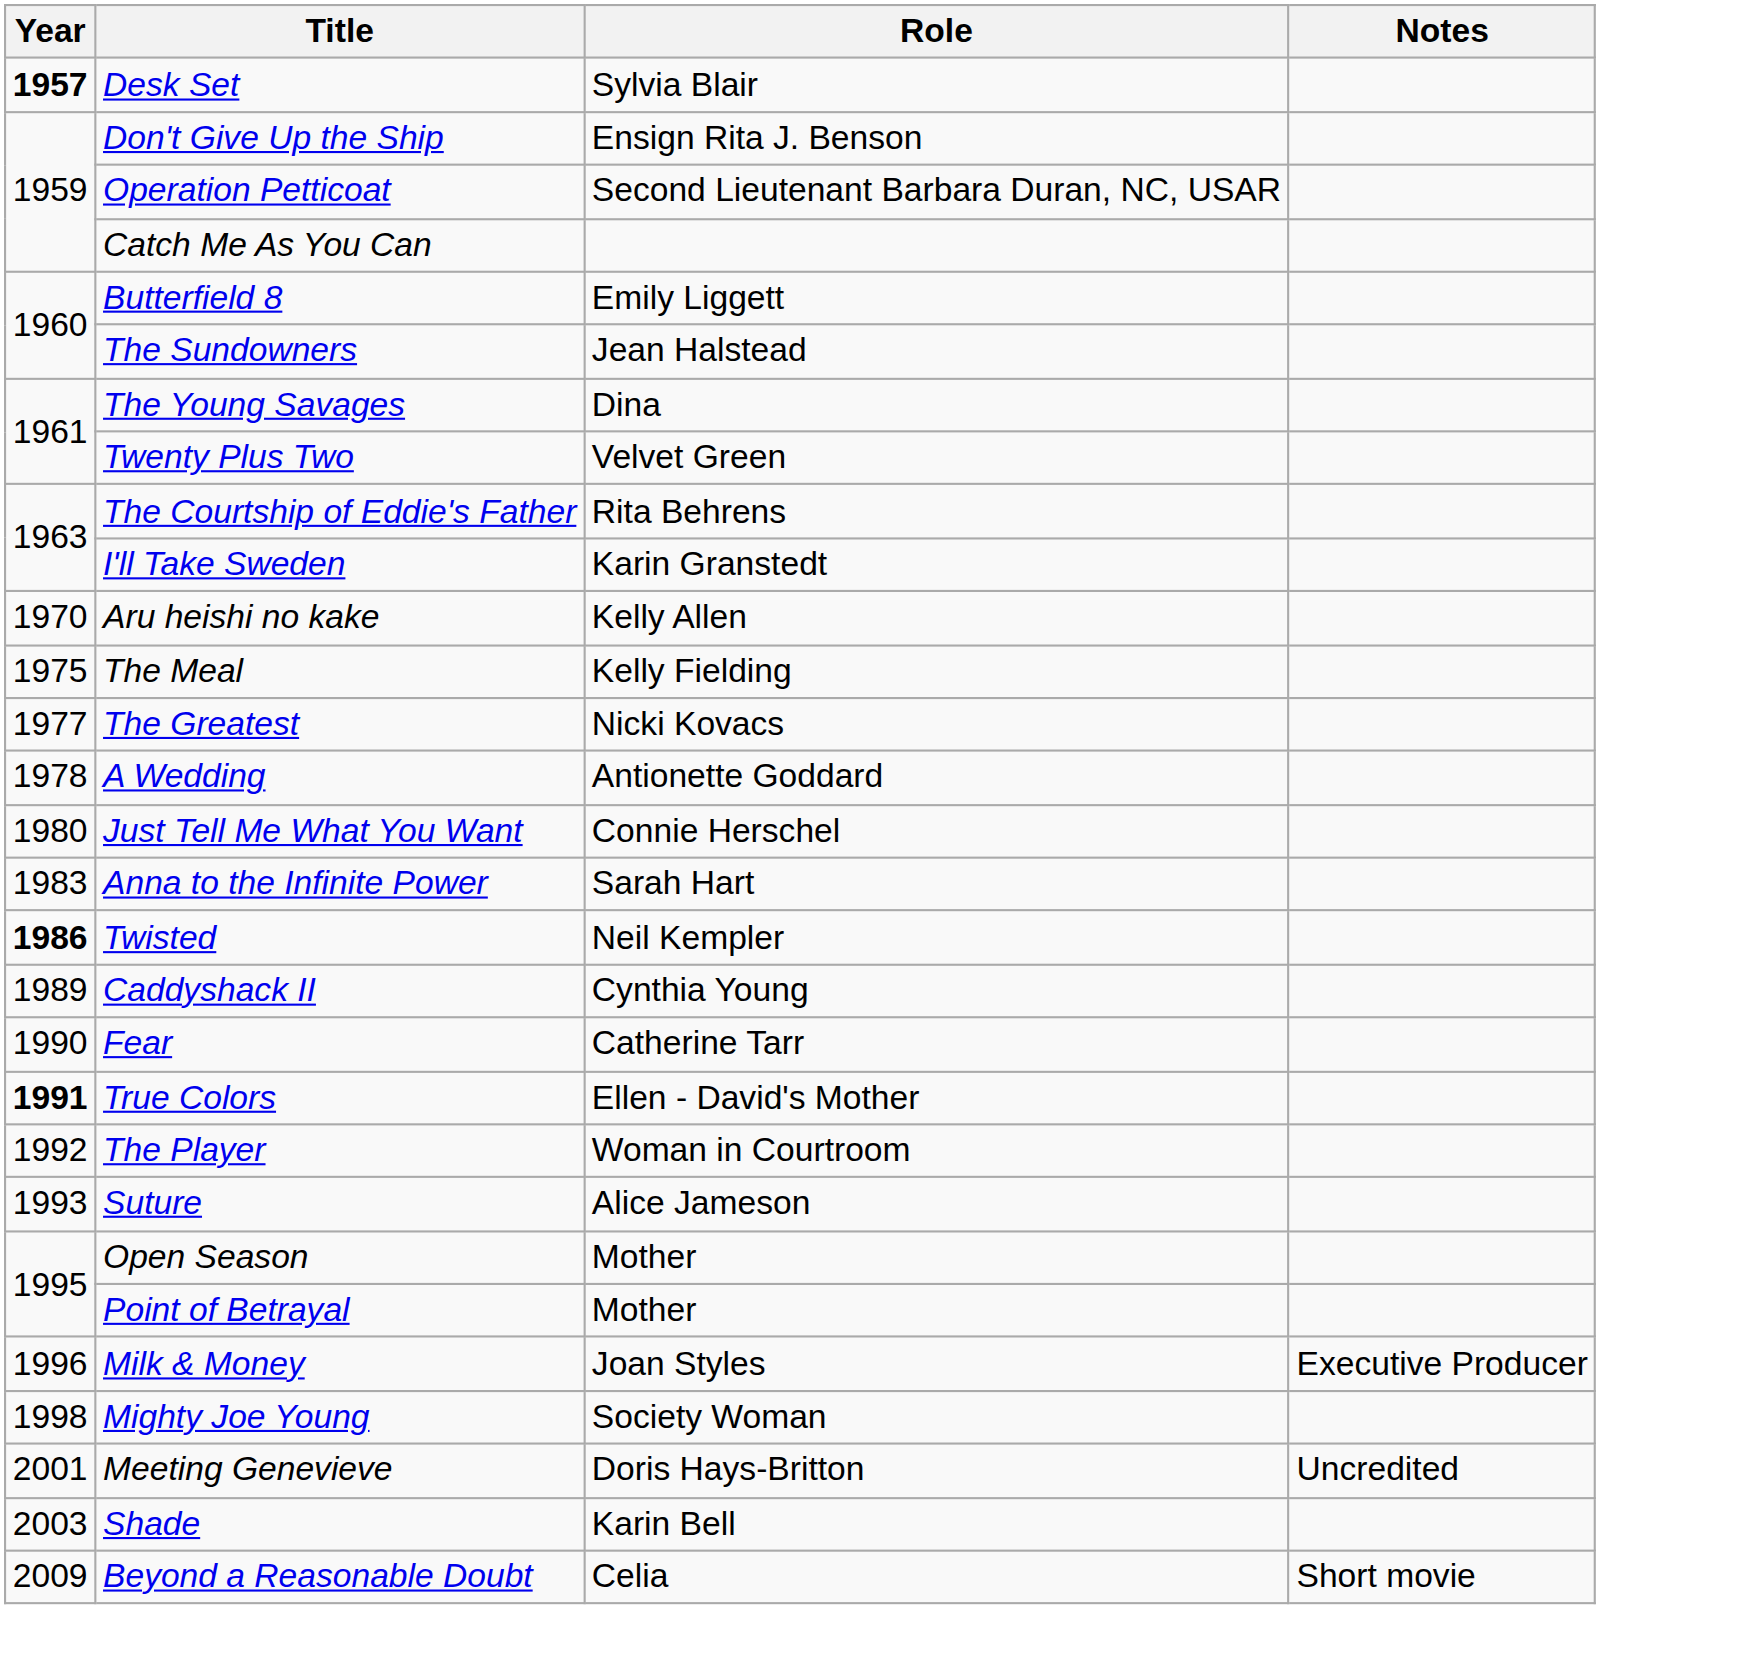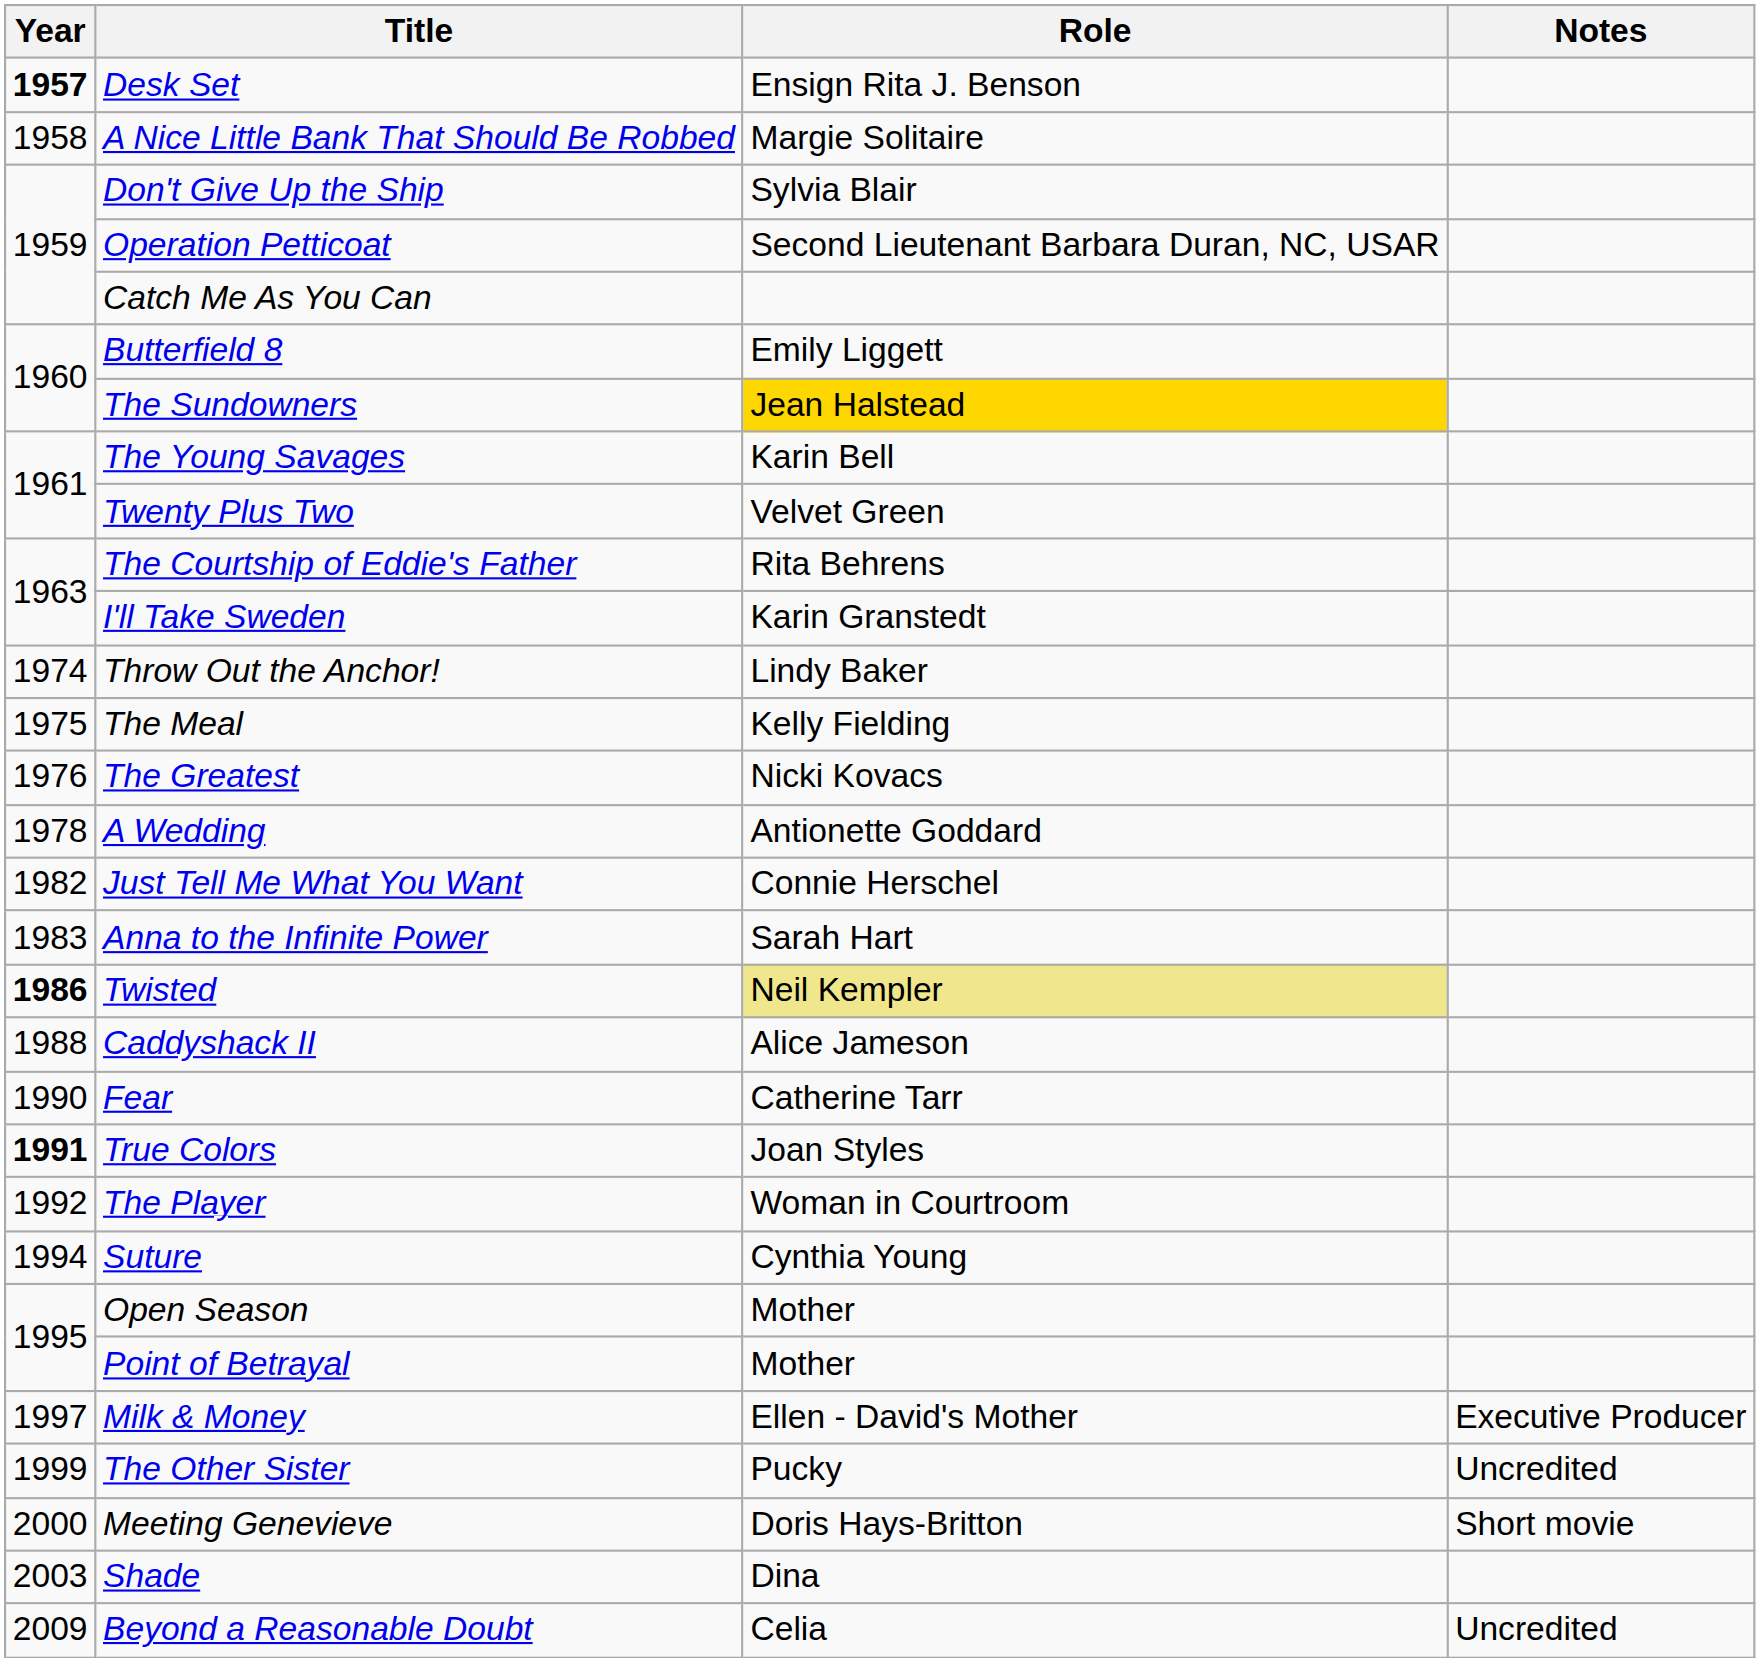(675, 84) Sylvia Blair -> (916, 84) Ensign Rita J. Benson
+ row: (419, 137)
(757, 137) Ensign Rita J. Benson -> (834, 191) Sylvia Blair
(699, 350) no background -> (858, 404) gold background
(626, 404) Dina -> (822, 457) Karin Bell
- row: (241, 617)
+ row: (271, 670)
(50, 723) 1977 -> (50, 777) 1976
(50, 830) 1980 -> (50, 883) 1982
(688, 937) no background -> (847, 990) khaki background
(50, 990) 1989 -> (50, 1043) 1988
(700, 990) Cynthia Young -> (860, 1043) Alice Jameson
(756, 1096) Ellen - David's Mother -> (837, 1150) Joan Styles
(50, 1203) 1993 -> (50, 1256) 1994
(701, 1203) Alice Jameson -> (859, 1256) Cynthia Young
(50, 1363) 1996 -> (50, 1416) 1997
(679, 1363) Joan Styles -> (914, 1416) Ellen - David's Mother
- row: (236, 1416)
+ row: (226, 1469)
(50, 1469) 2001 -> (50, 1523) 2000
(1378, 1469) Uncredited -> (1545, 1523) Short movie
(664, 1523) Karin Bell -> (785, 1576) Dina
(1386, 1576) Short movie -> (1536, 1629) Uncredited
